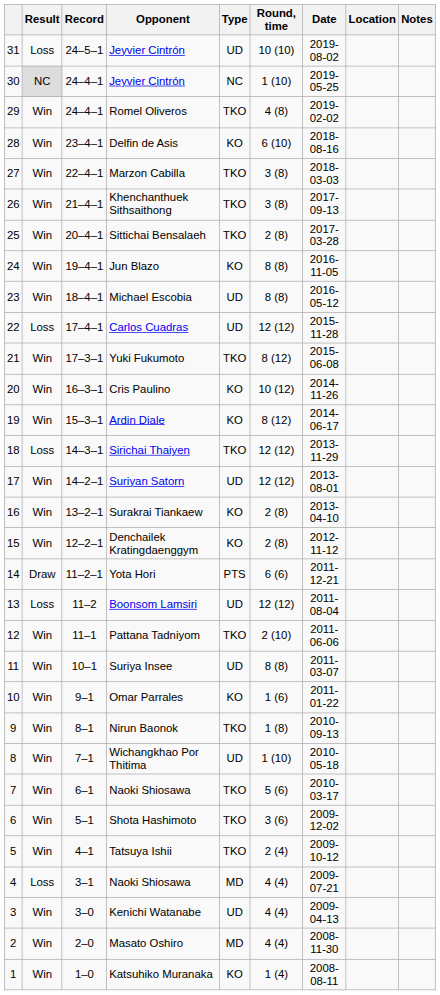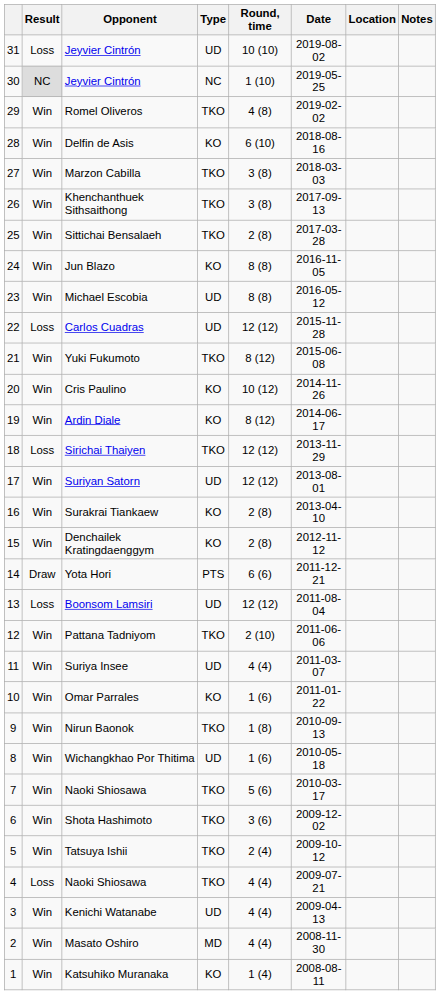- column: (84, 19)
(276, 666) 8 (8) -> (260, 666) 4 (4)
(276, 759) 1 (10) -> (260, 759) 1 (6)
(235, 882) MD -> (213, 882) TKO
